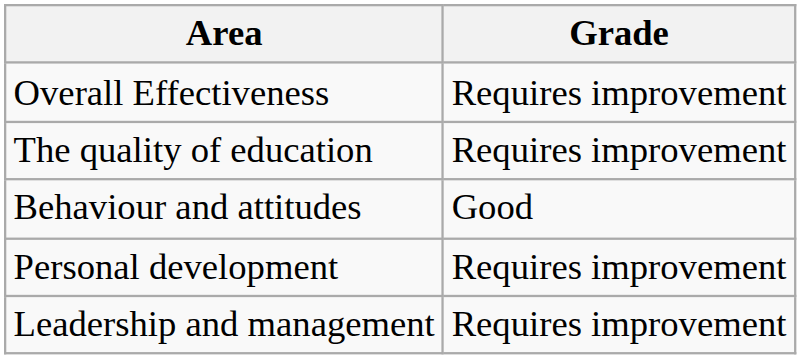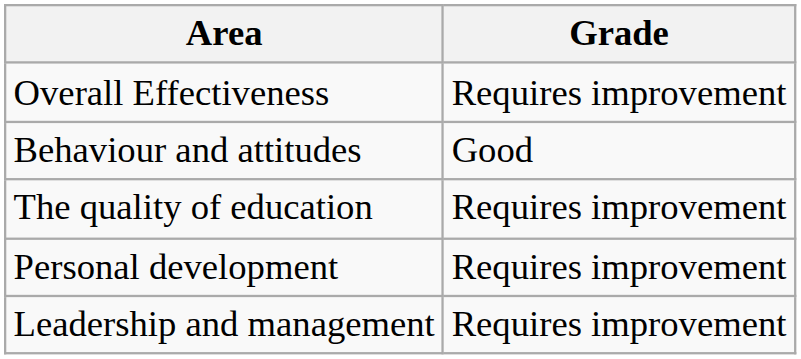rows swapped: (193, 149) <-> (188, 207)
